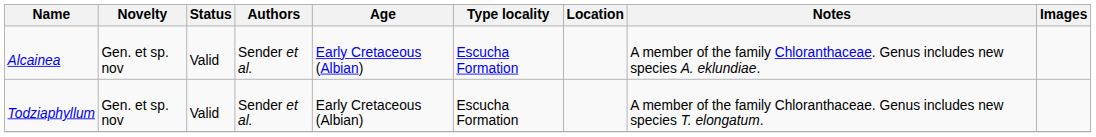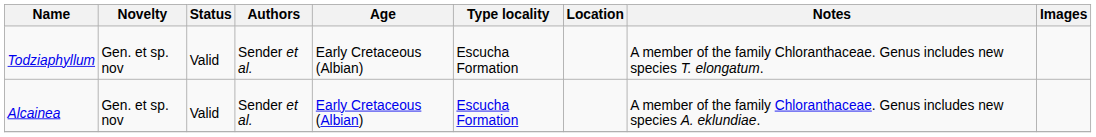rows swapped: (34, 60) <-> (51, 113)
